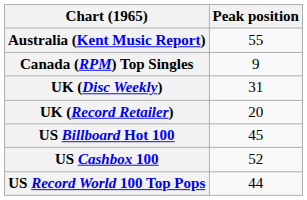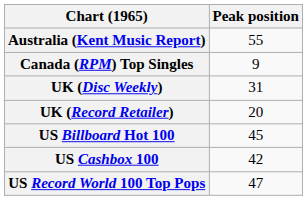(256, 159) 52 -> (256, 159) 42
(256, 183) 44 -> (256, 183) 47
